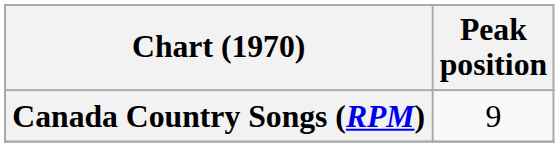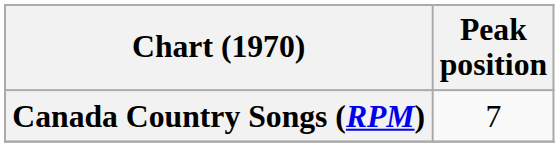(493, 115) 9 -> (493, 115) 7
